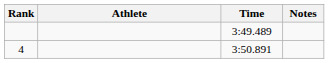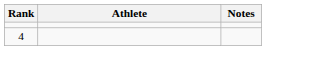- column: (252, 13)
